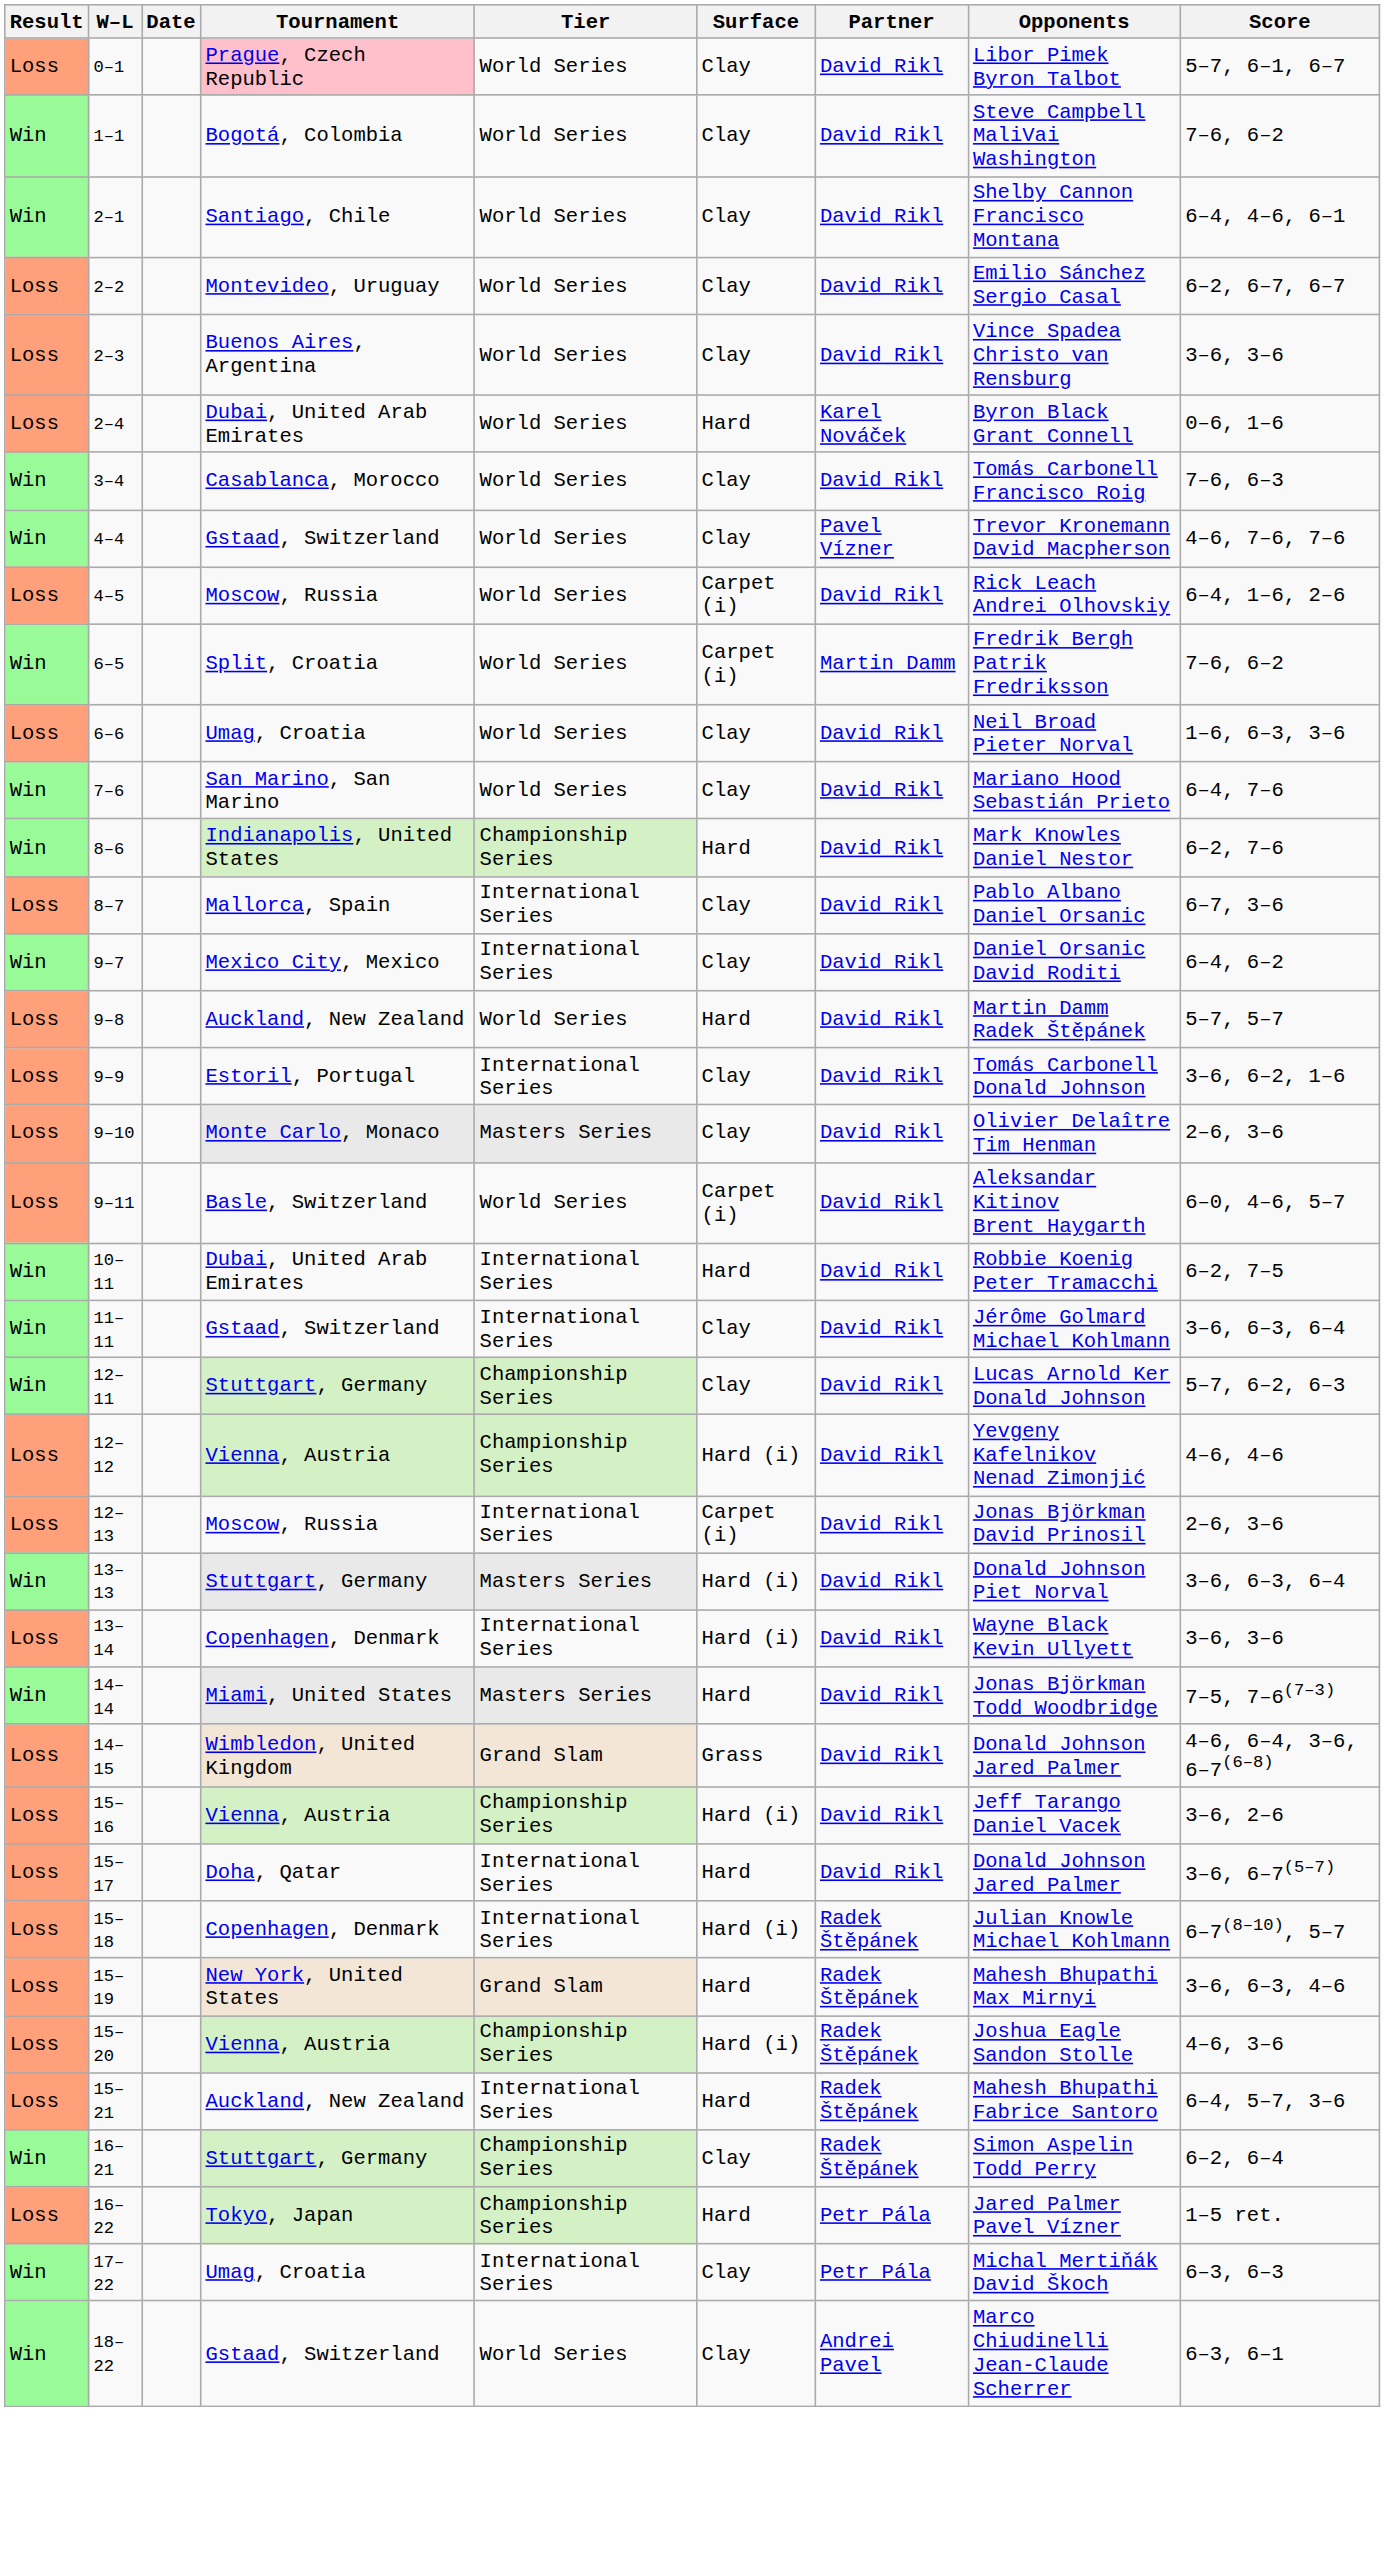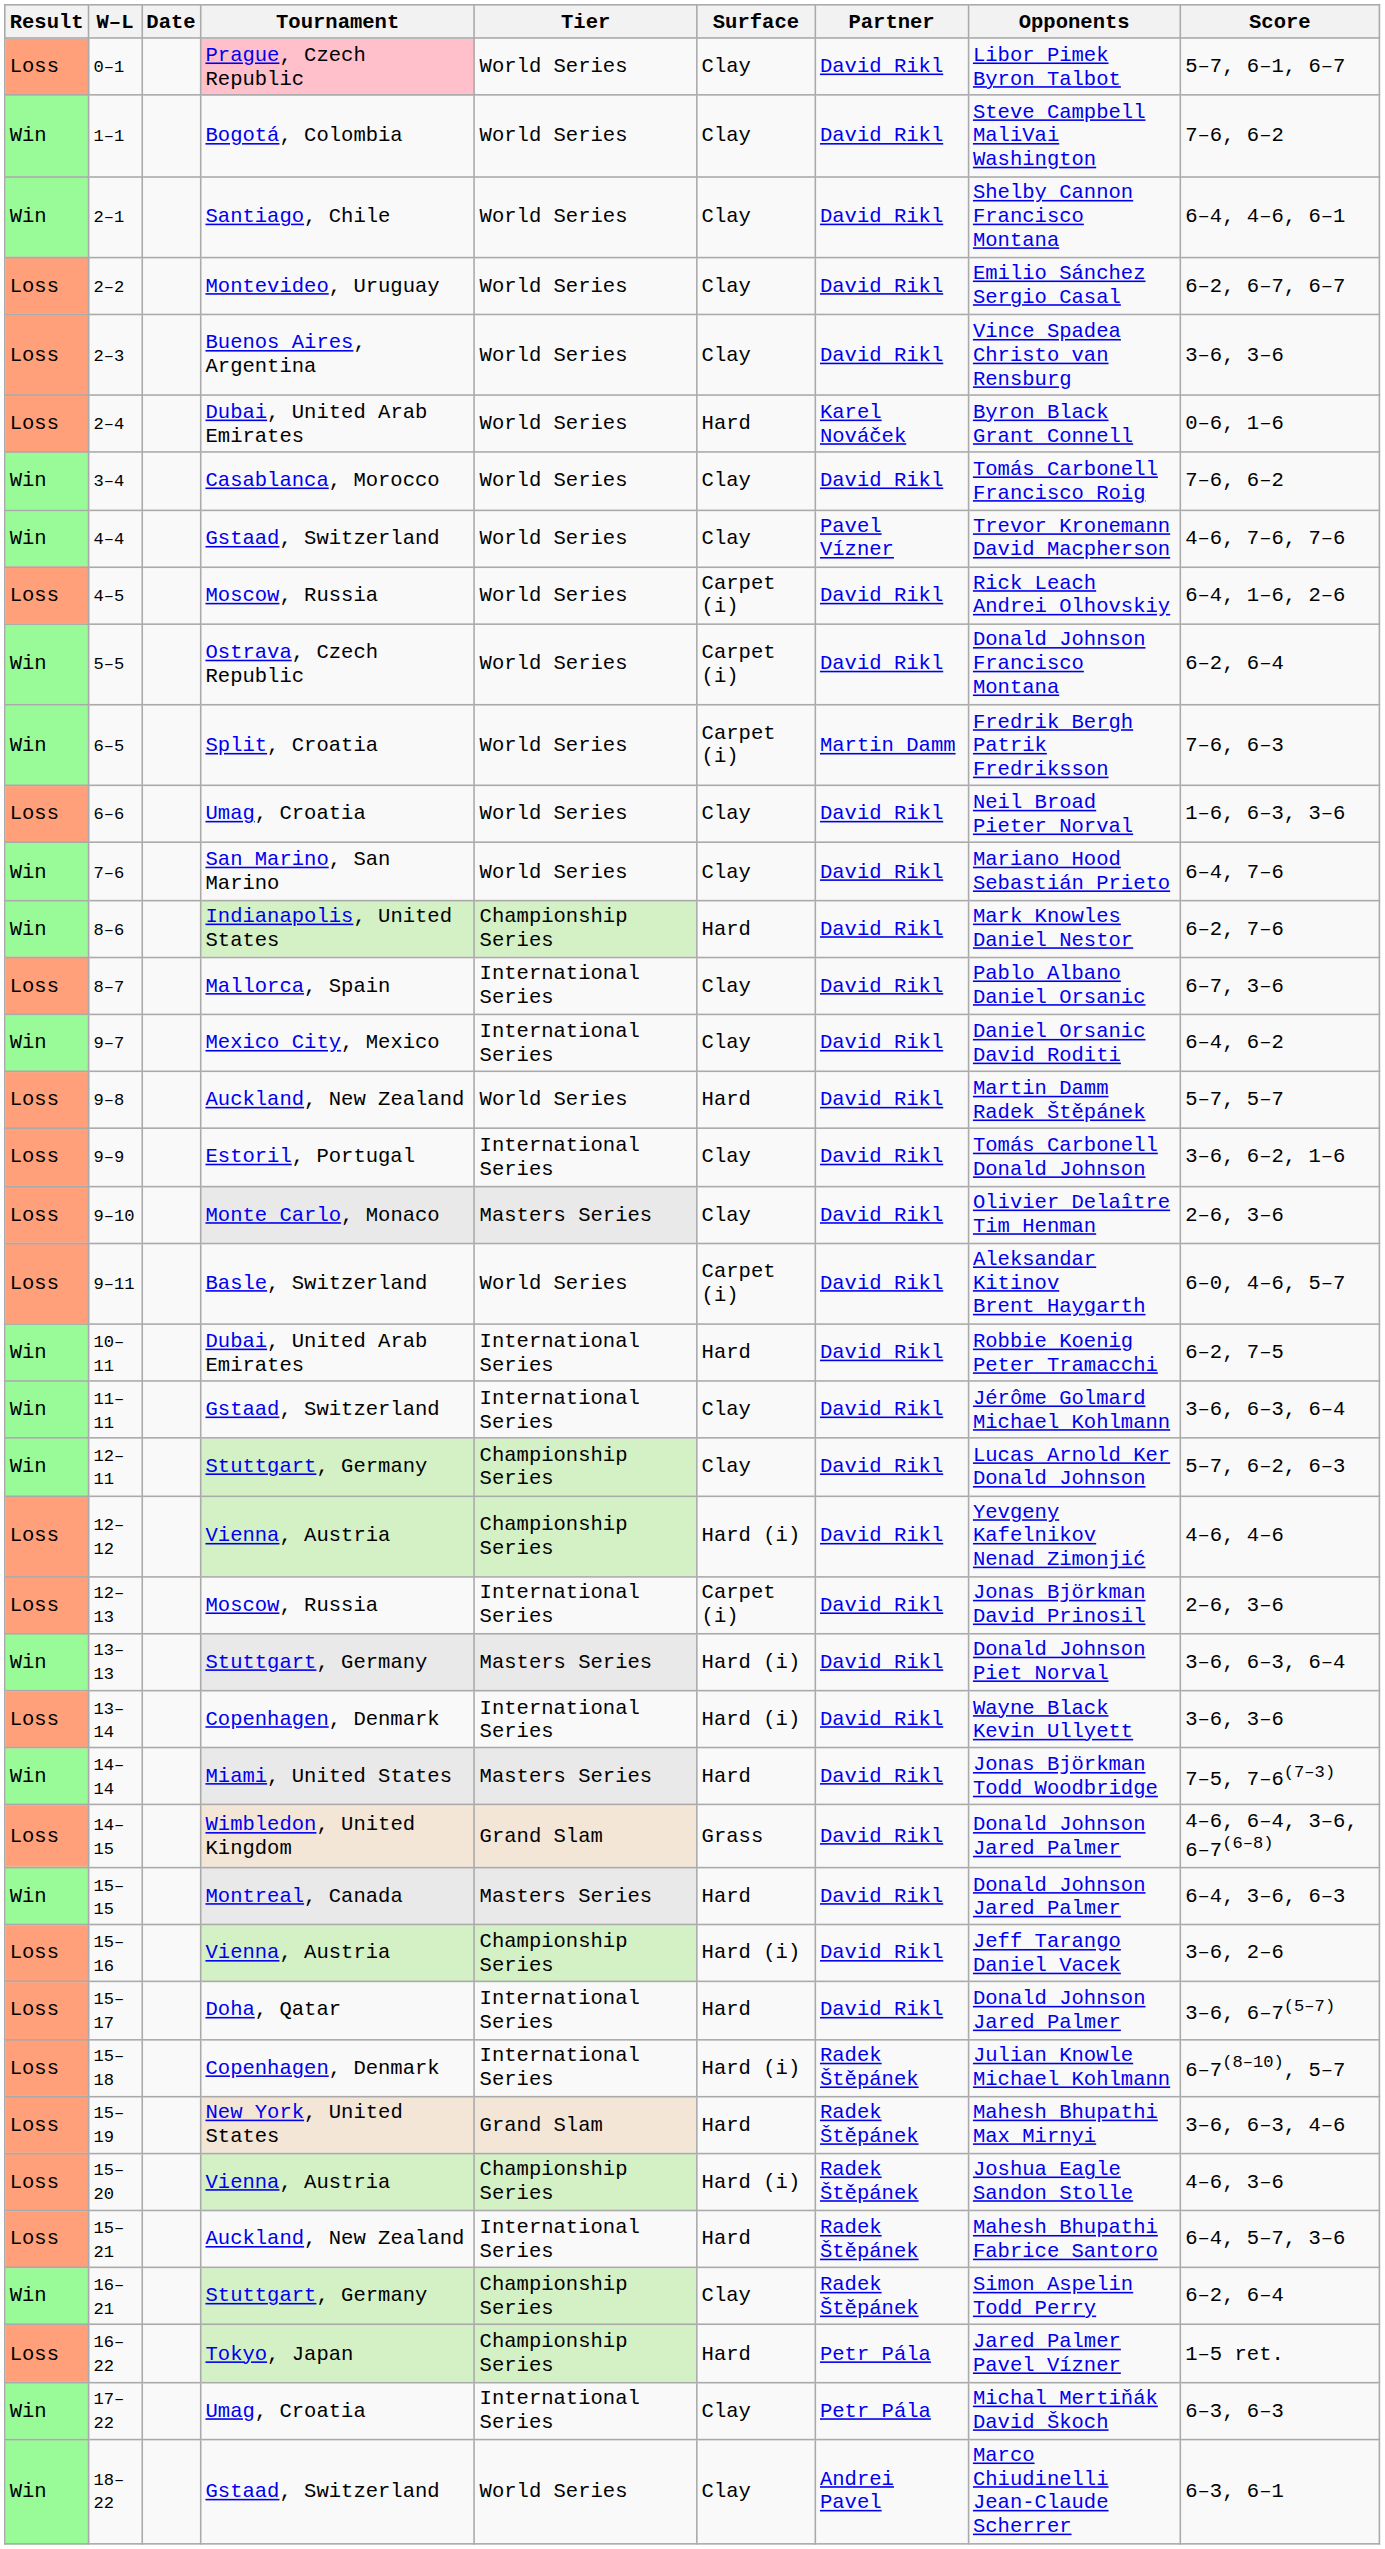(1235, 481) 7–6, 6–3 -> (1235, 481) 7–6, 6–2
+ row: (109, 665)
(1235, 664) 7–6, 6–2 -> (1235, 745) 7–6, 6–3
+ row: (109, 1897)
